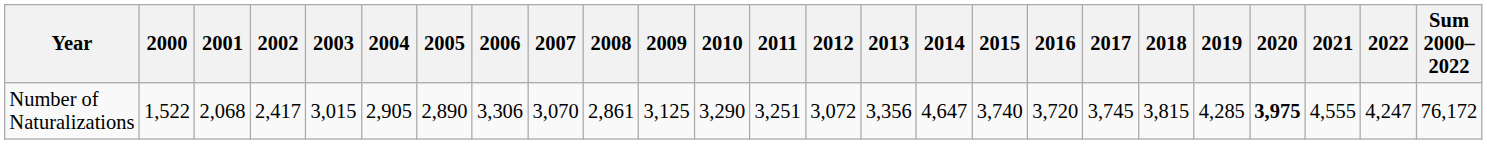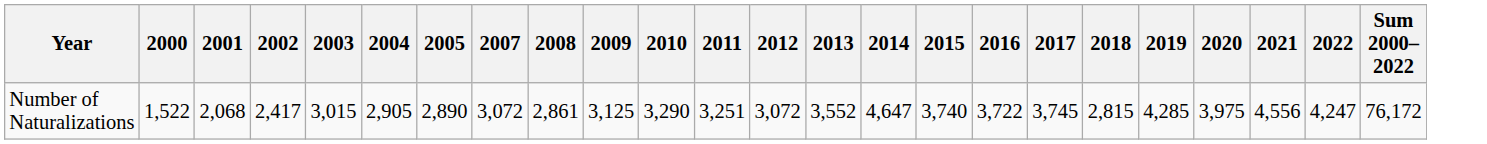- column: (500, 43)
(556, 110) 3,070 -> (500, 110) 3,072
(889, 110) 3,356 -> (833, 110) 3,552
(1055, 110) 3,720 -> (1000, 110) 3,722
(1166, 110) 3,815 -> (1111, 110) 2,815
(1277, 110) bold -> (1222, 110) normal
(1333, 110) 4,555 -> (1277, 110) 4,556
